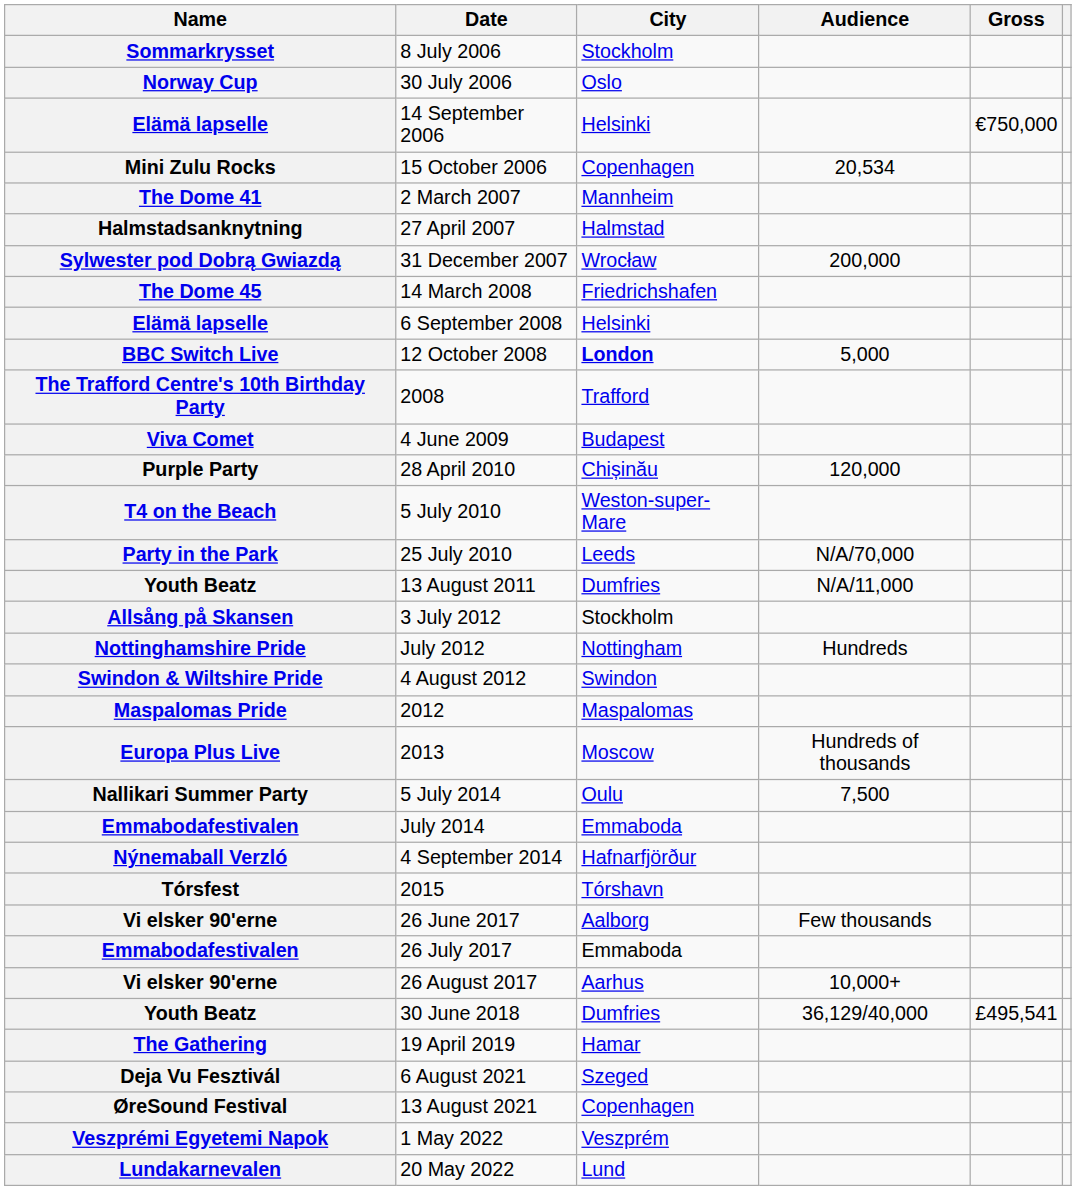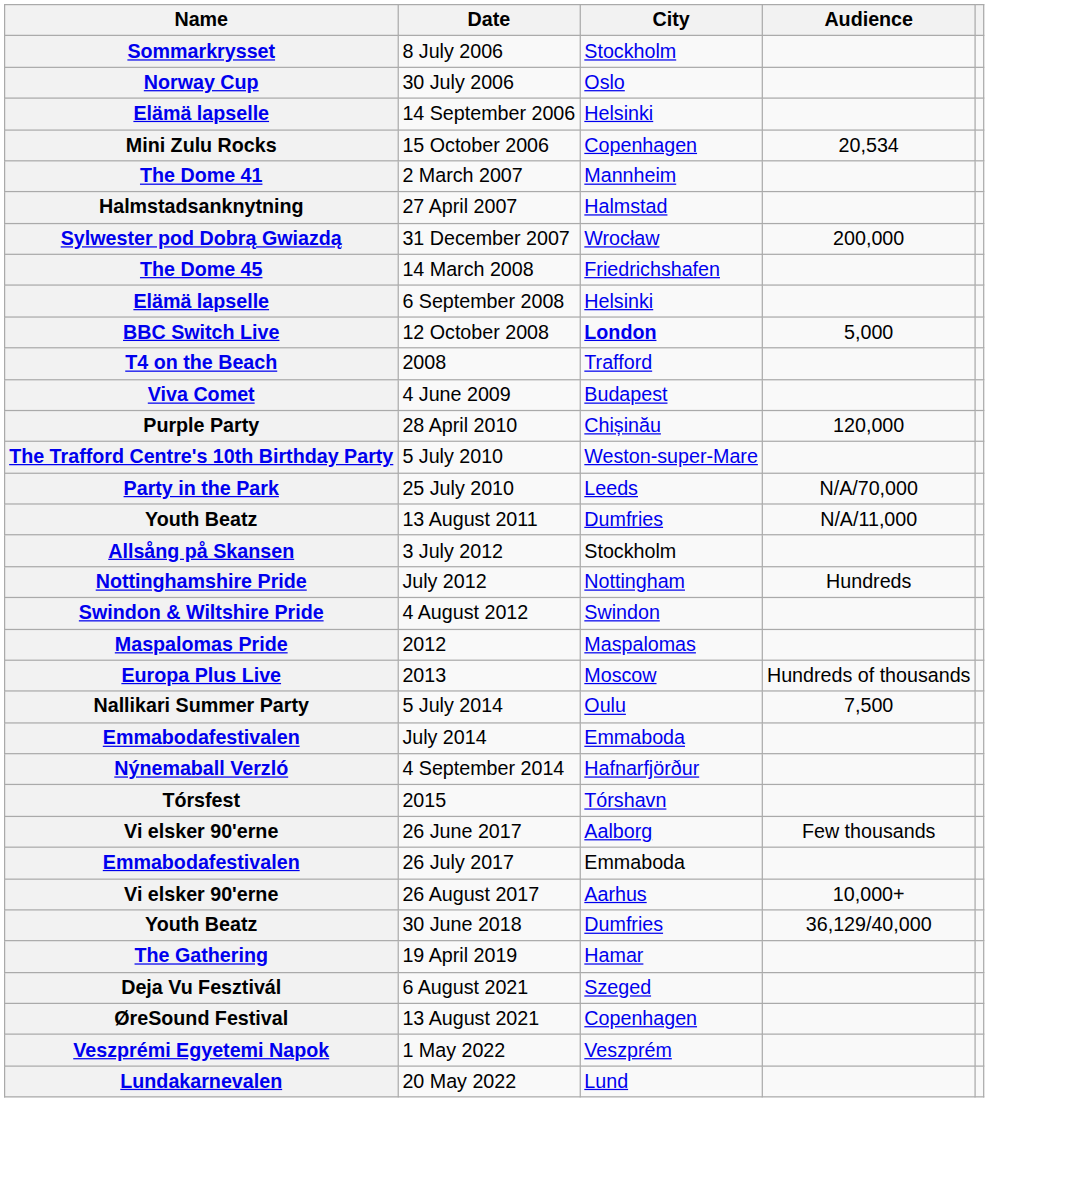- column: (1016, 20)
(200, 396) The Trafford Centre's 10th Birthday Party -> (201, 363) T4 on the Beach
(200, 512) T4 on the Beach -> (201, 457) The Trafford Centre's 10th Birthday Party
